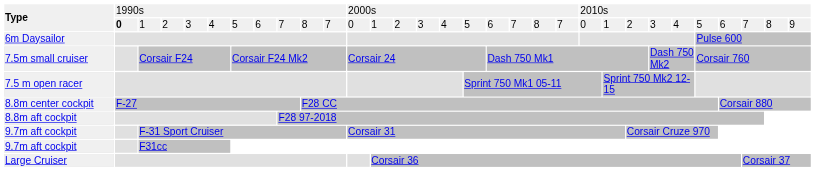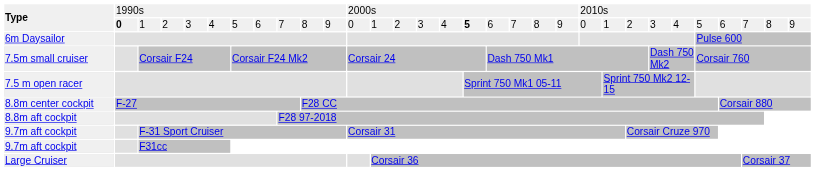(328, 24) 7 -> (328, 24) 9
(467, 24) normal -> (467, 24) bold
(560, 24) 7 -> (560, 24) 9
